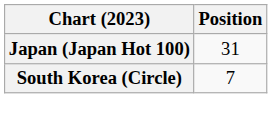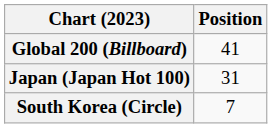+ row: (99, 48)
